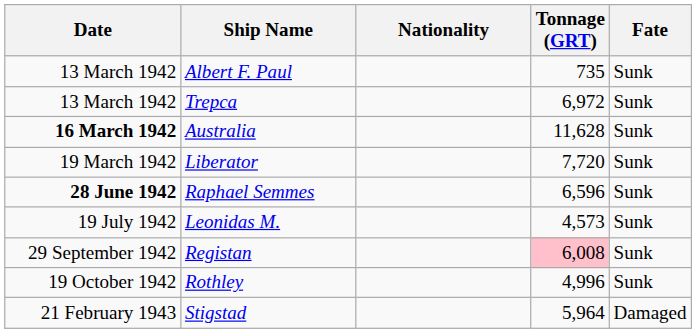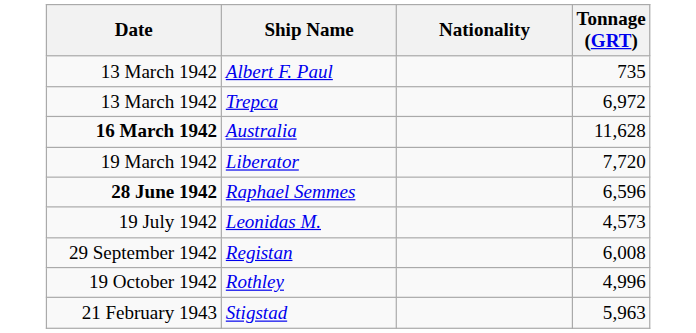- column: (650, 30)
(583, 252) pink background -> (624, 252) no background
(583, 312) 5,964 -> (624, 312) 5,963
